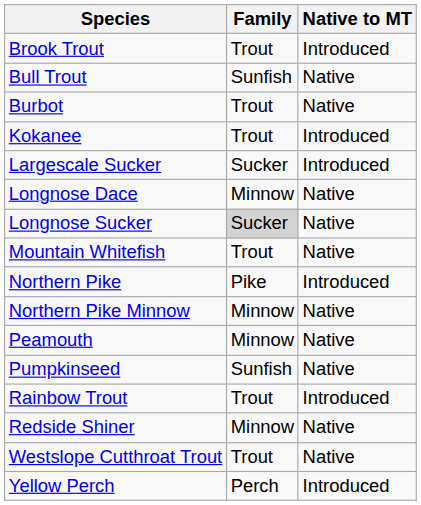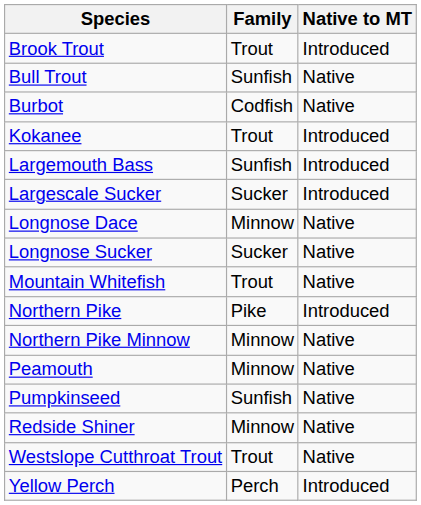(252, 106) Trout -> (262, 106) Codfish
+ row: (81, 164)
(259, 223) lightgrey background -> (259, 252) no background
- row: (68, 398)
